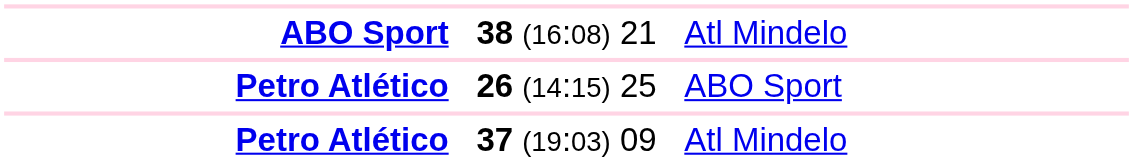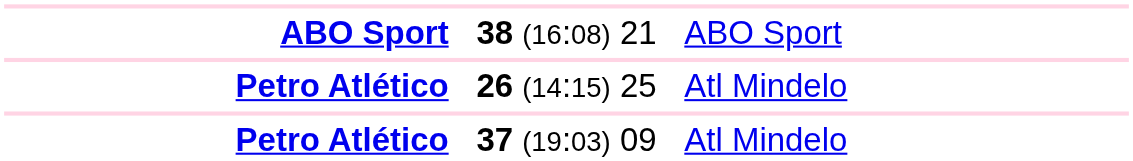(766, 32) Atl Mindelo -> (763, 32) ABO Sport
(763, 86) ABO Sport -> (766, 86) Atl Mindelo
